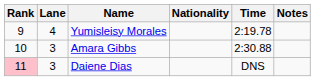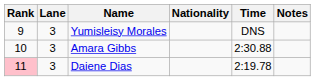(53, 31) 4 -> (53, 31) 3
(253, 31) 2:19.78 -> (253, 31) DNS
(253, 66) DNS -> (253, 66) 2:19.78
